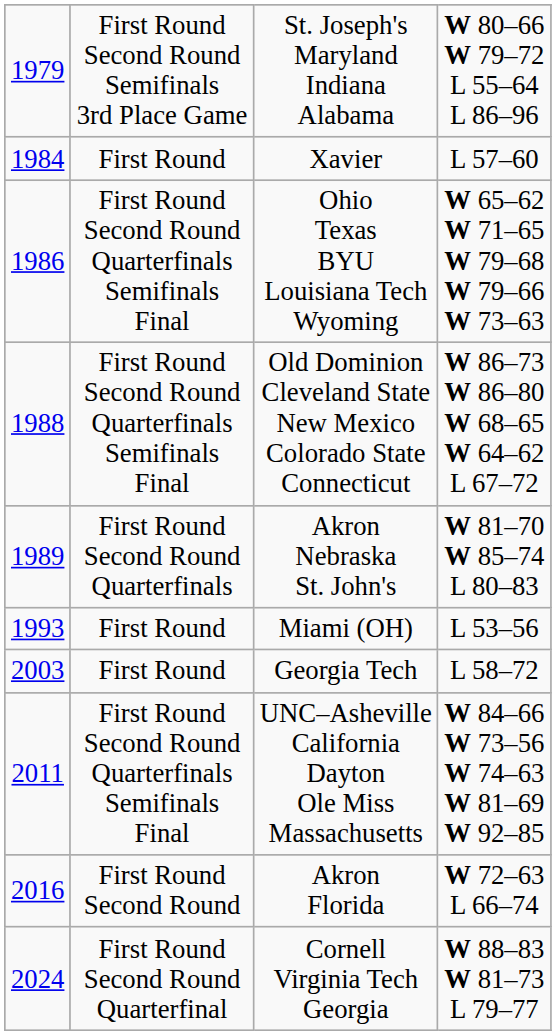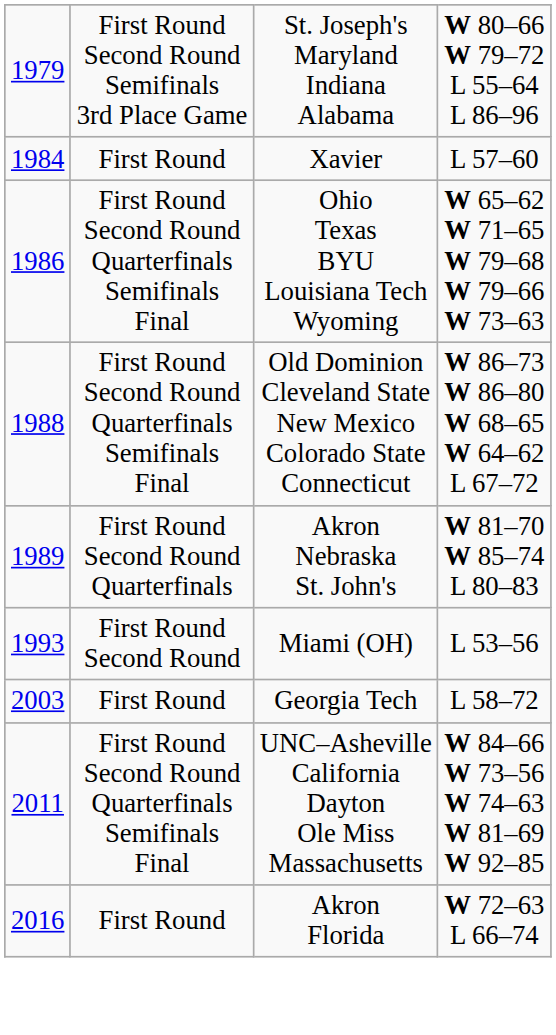(162, 628) First Round -> (162, 643) First Round Second Round
(162, 890) First Round Second Round -> (162, 920) First Round
- row: (346, 978)
